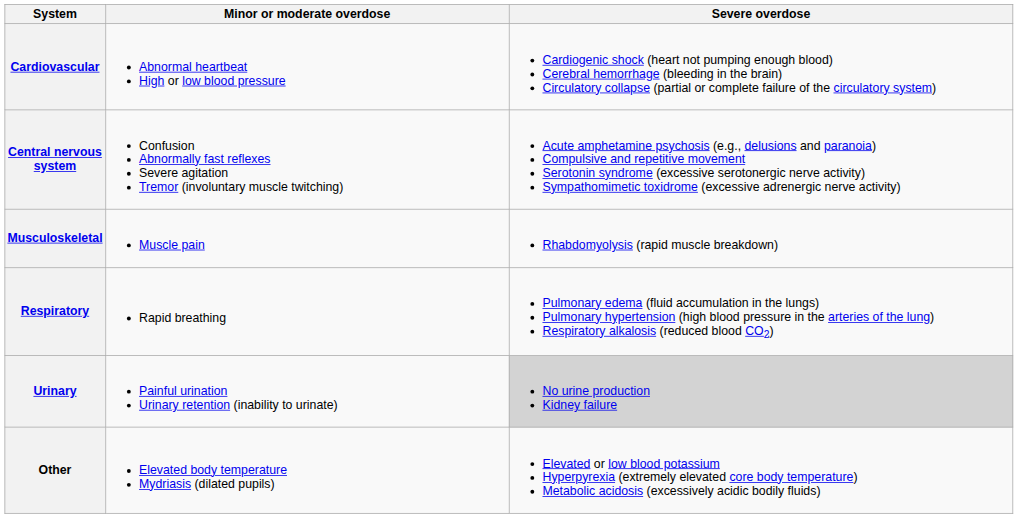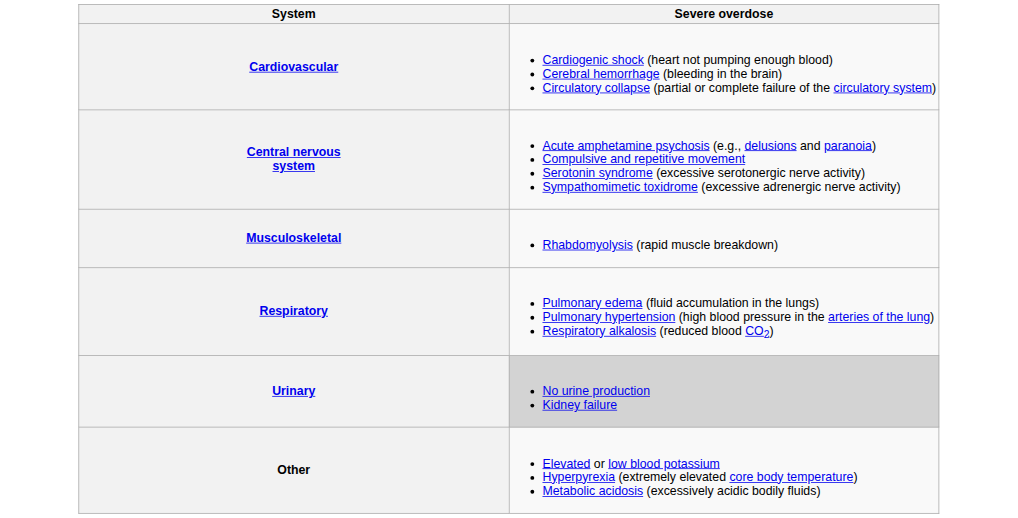- column: (307, 14)
